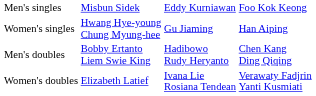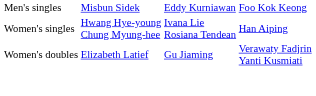(188, 28) Gu Jiaming -> (200, 28) Ivana Lie Rosiana Tendean
- row: (34, 54)
(200, 81) Ivana Lie Rosiana Tendean -> (188, 54) Gu Jiaming
